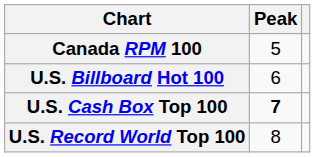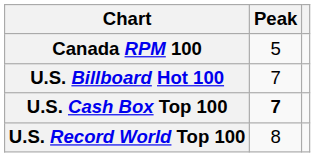(276, 78) 6 -> (276, 78) 7
